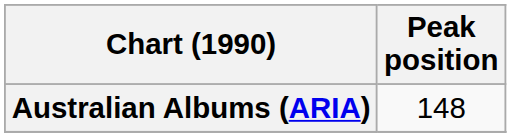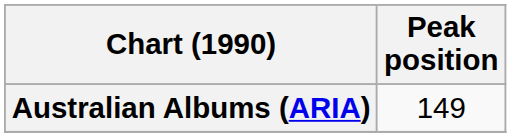(441, 107) 148 -> (441, 107) 149
